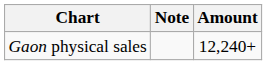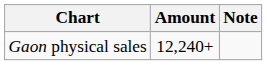columns swapped: (227, 18) <-> (172, 18)
